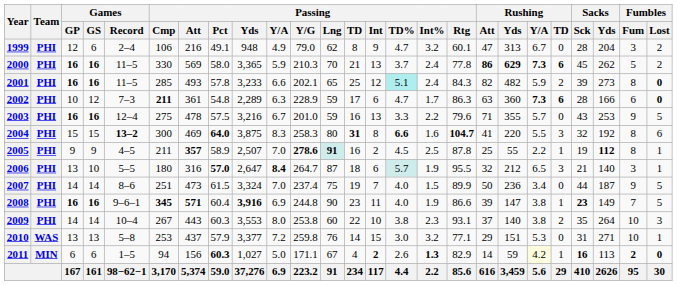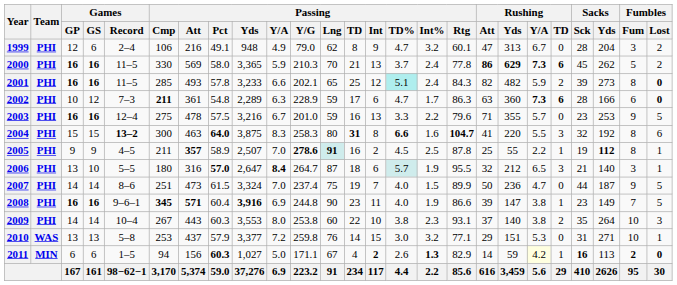(582, 116) 43 -> (582, 116) 23
(193, 133) 469 -> (193, 133) 463
(539, 185) 3.4 -> (539, 185) 4.7
(582, 202) bold -> (582, 202) normal
